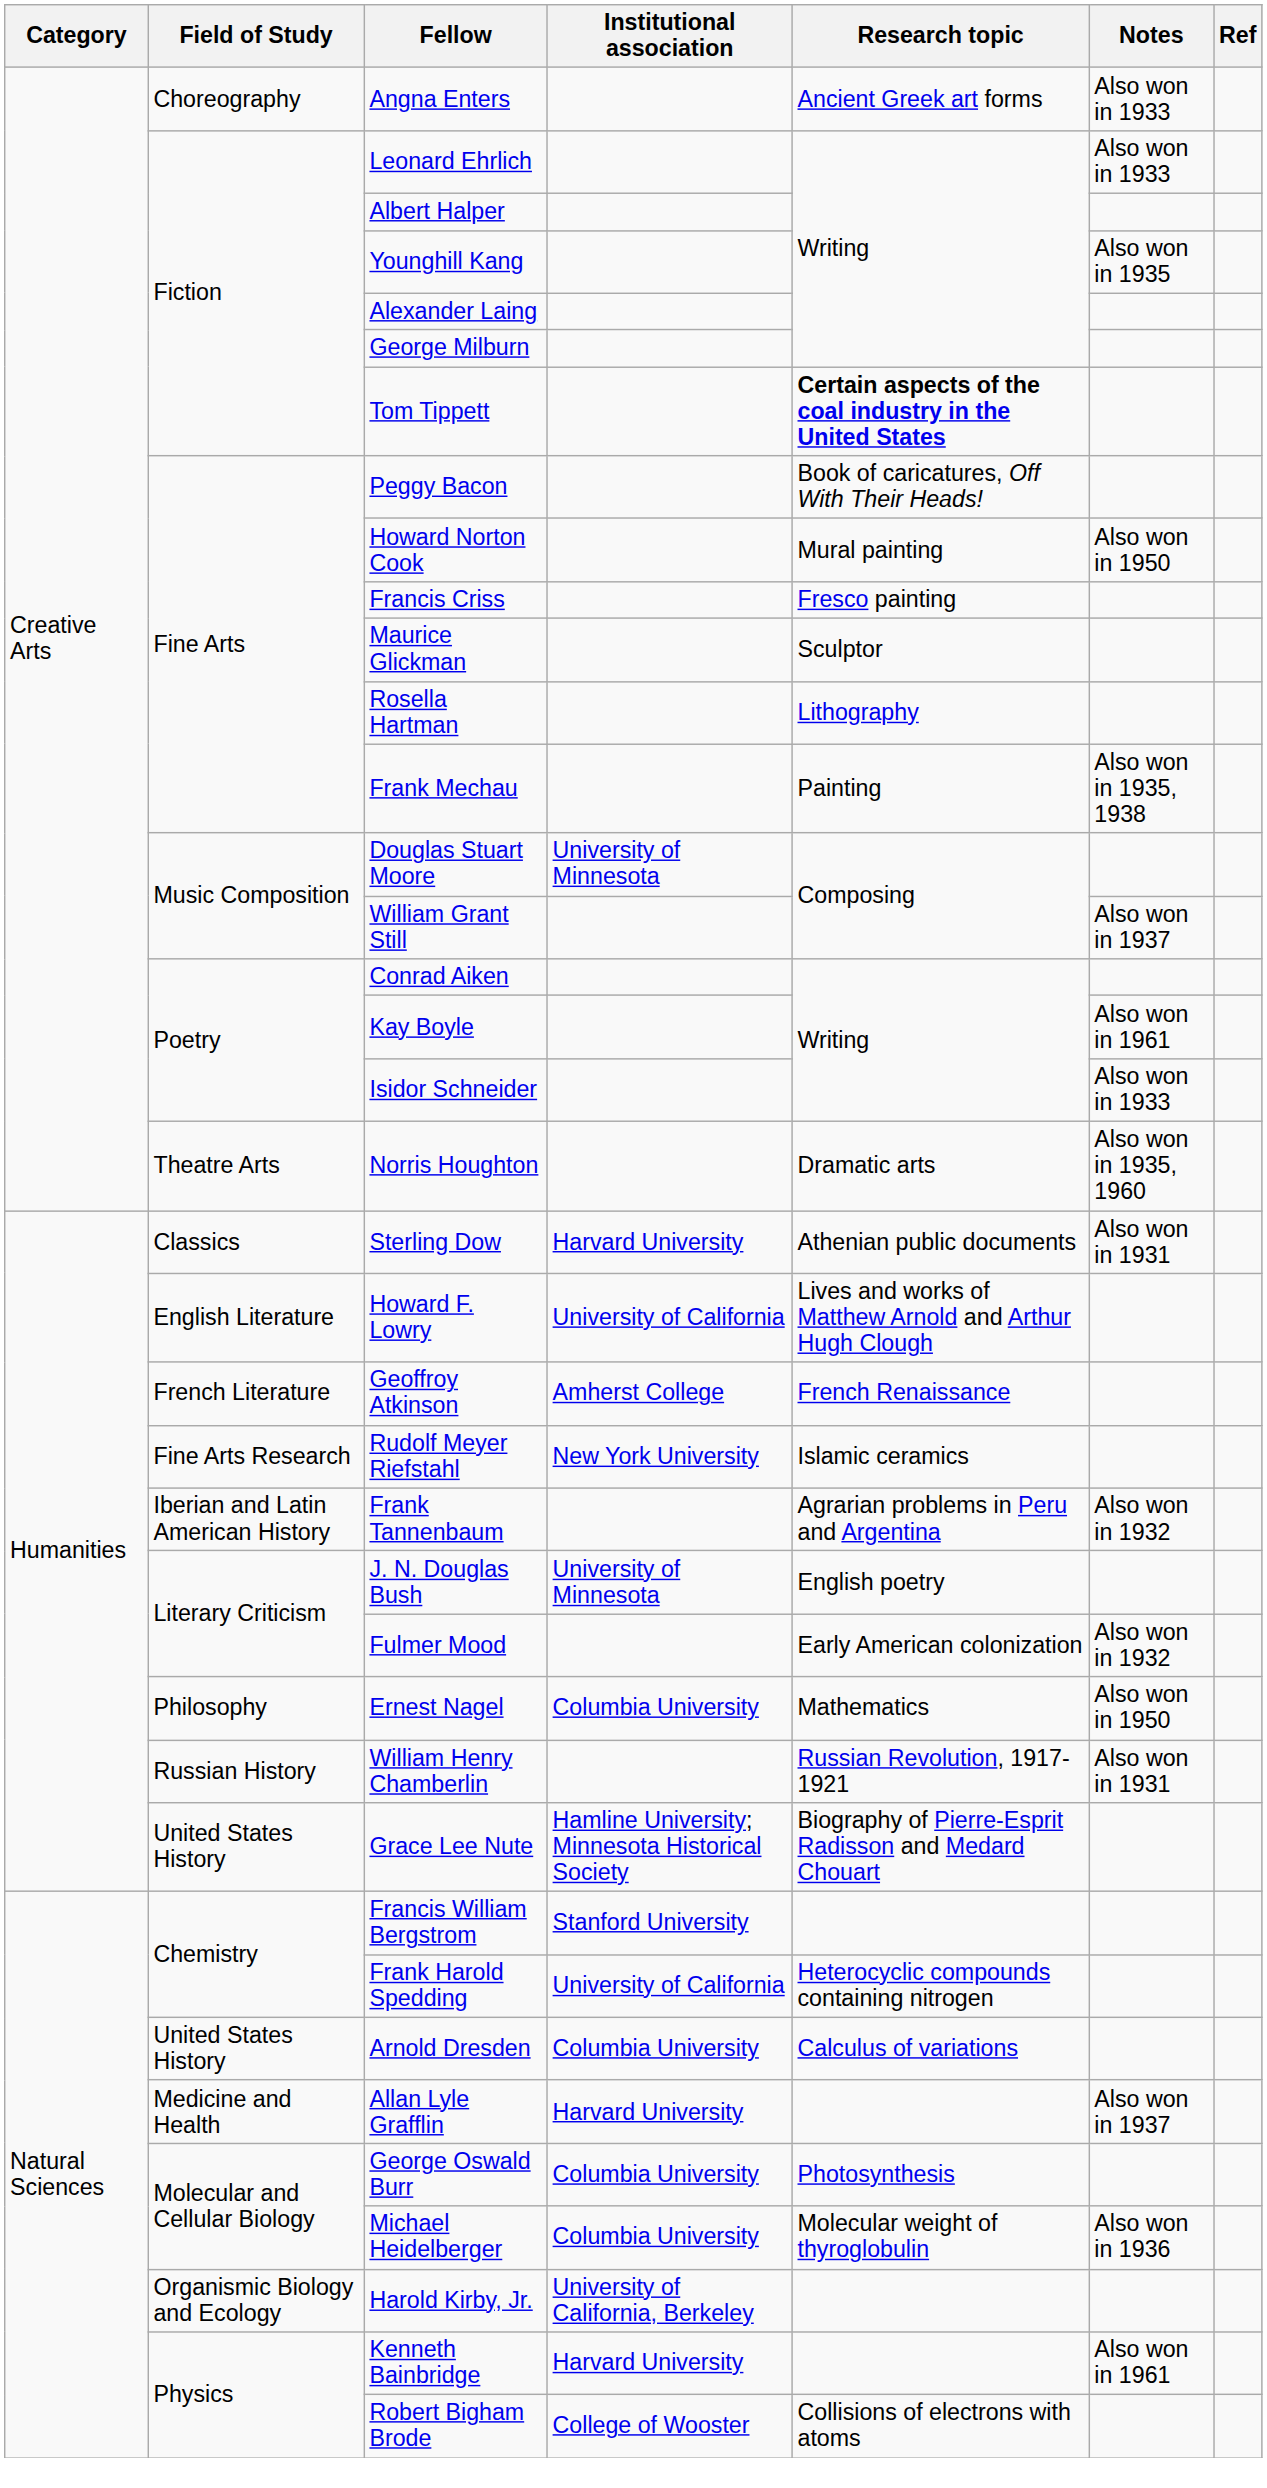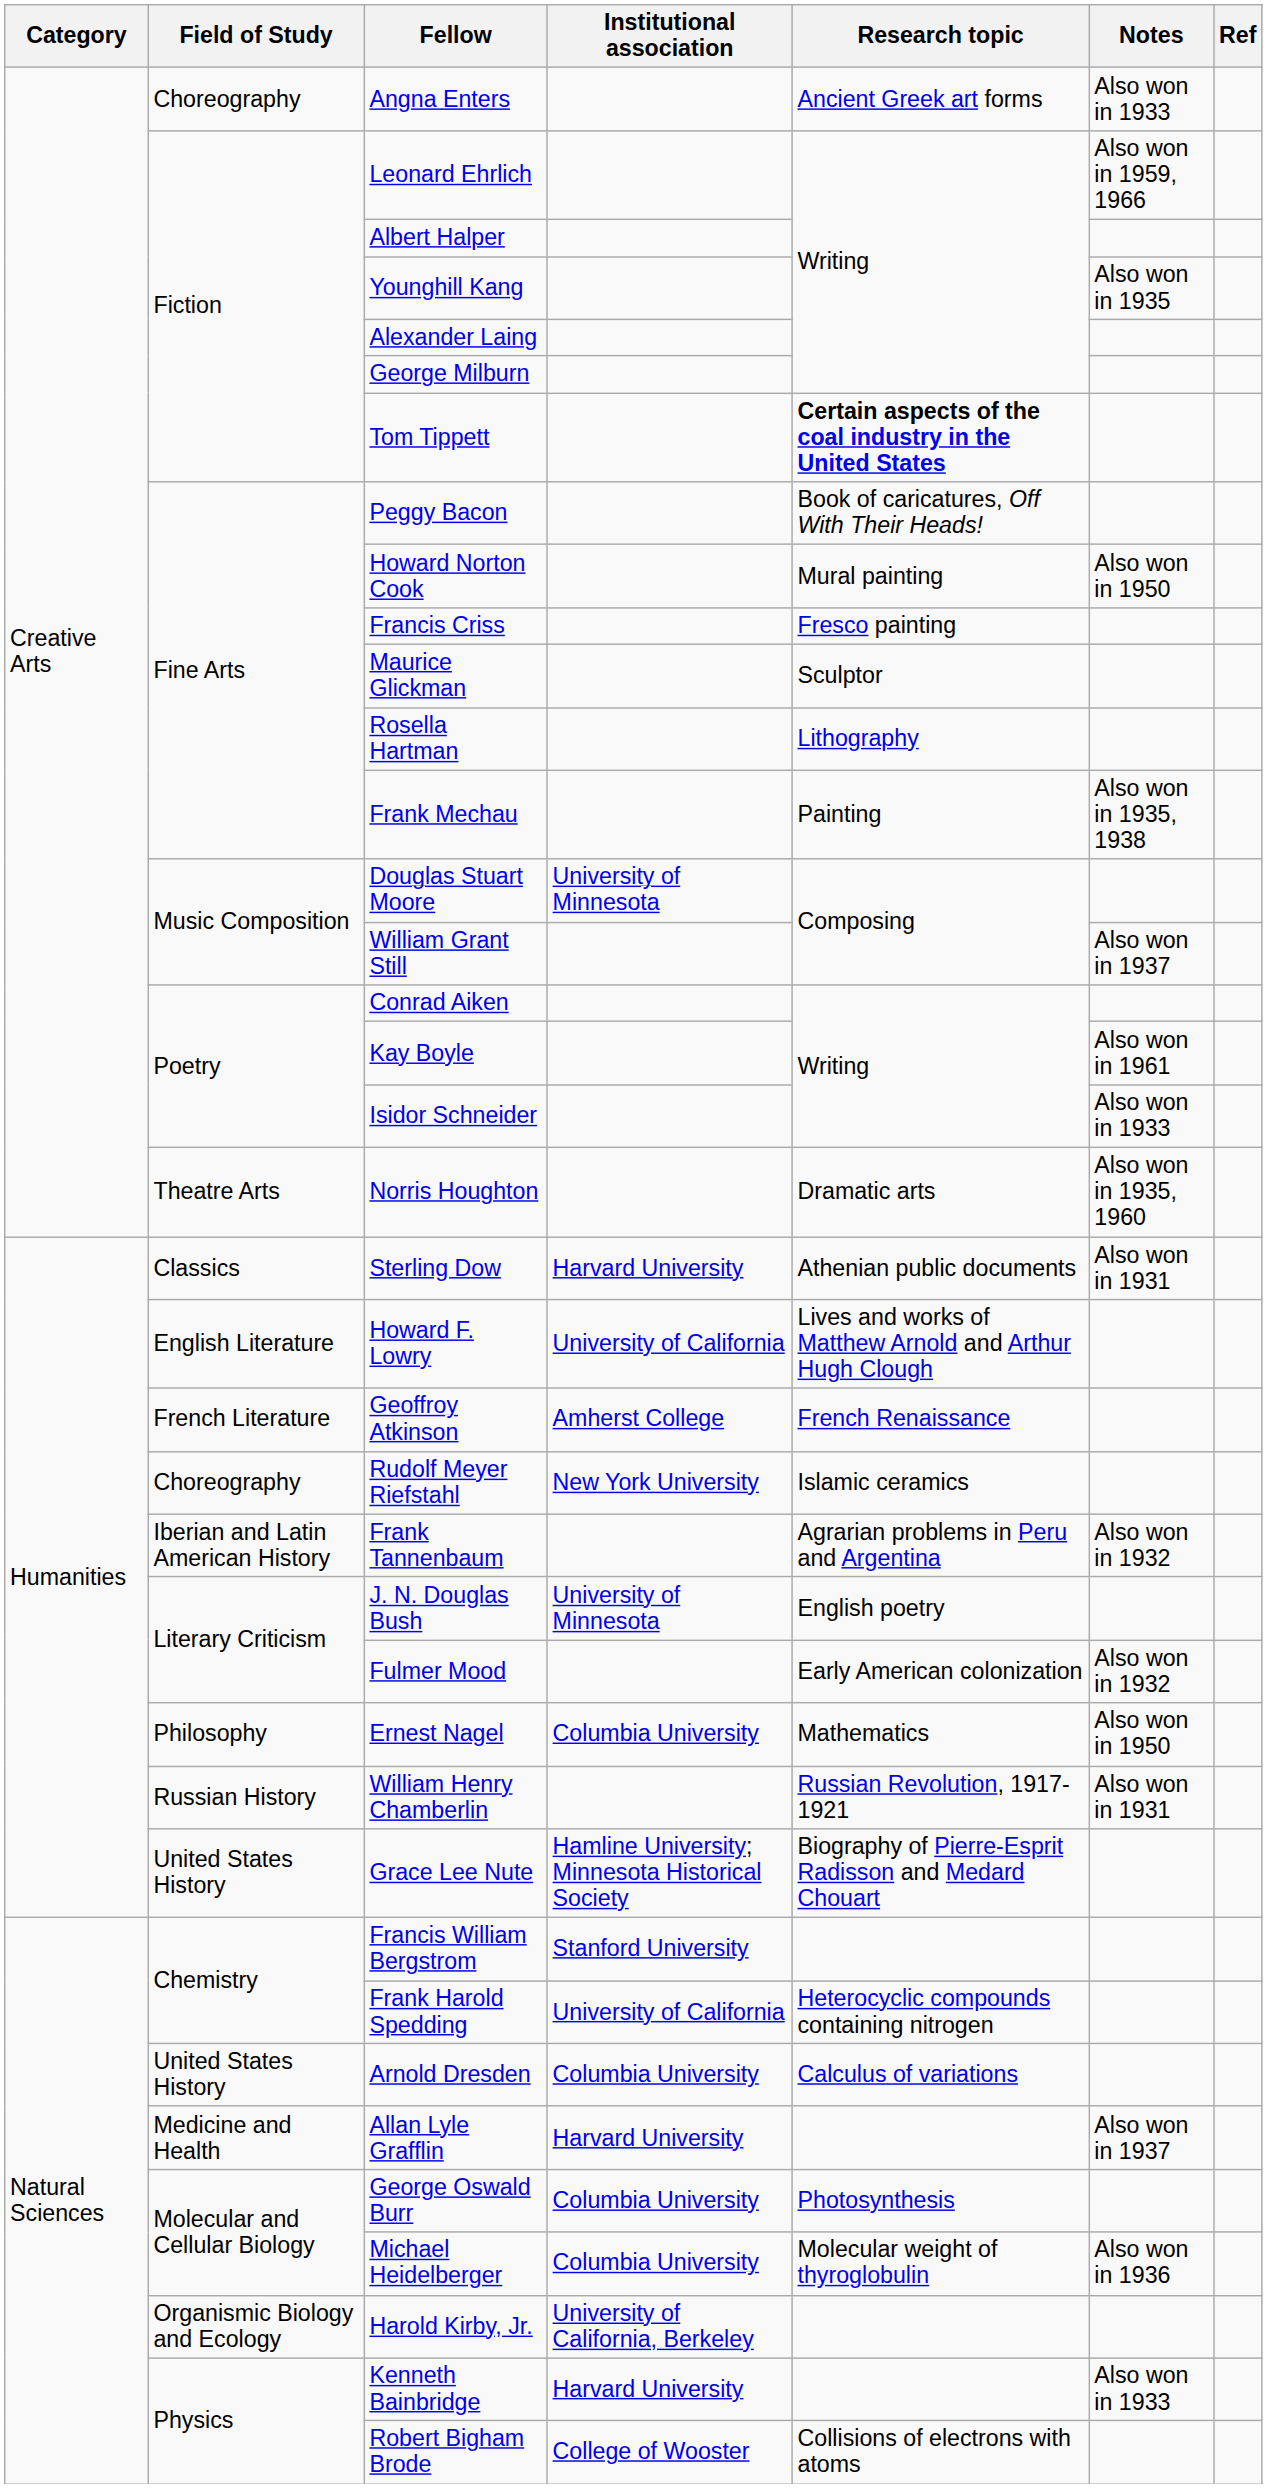(1141, 161) Also won in 1933 -> (1141, 174) Also won in 1959, 1966
(252, 1456) Fine Arts Research -> (227, 1482) Choreography
(1141, 2363) Also won in 1961 -> (1141, 2389) Also won in 1933
